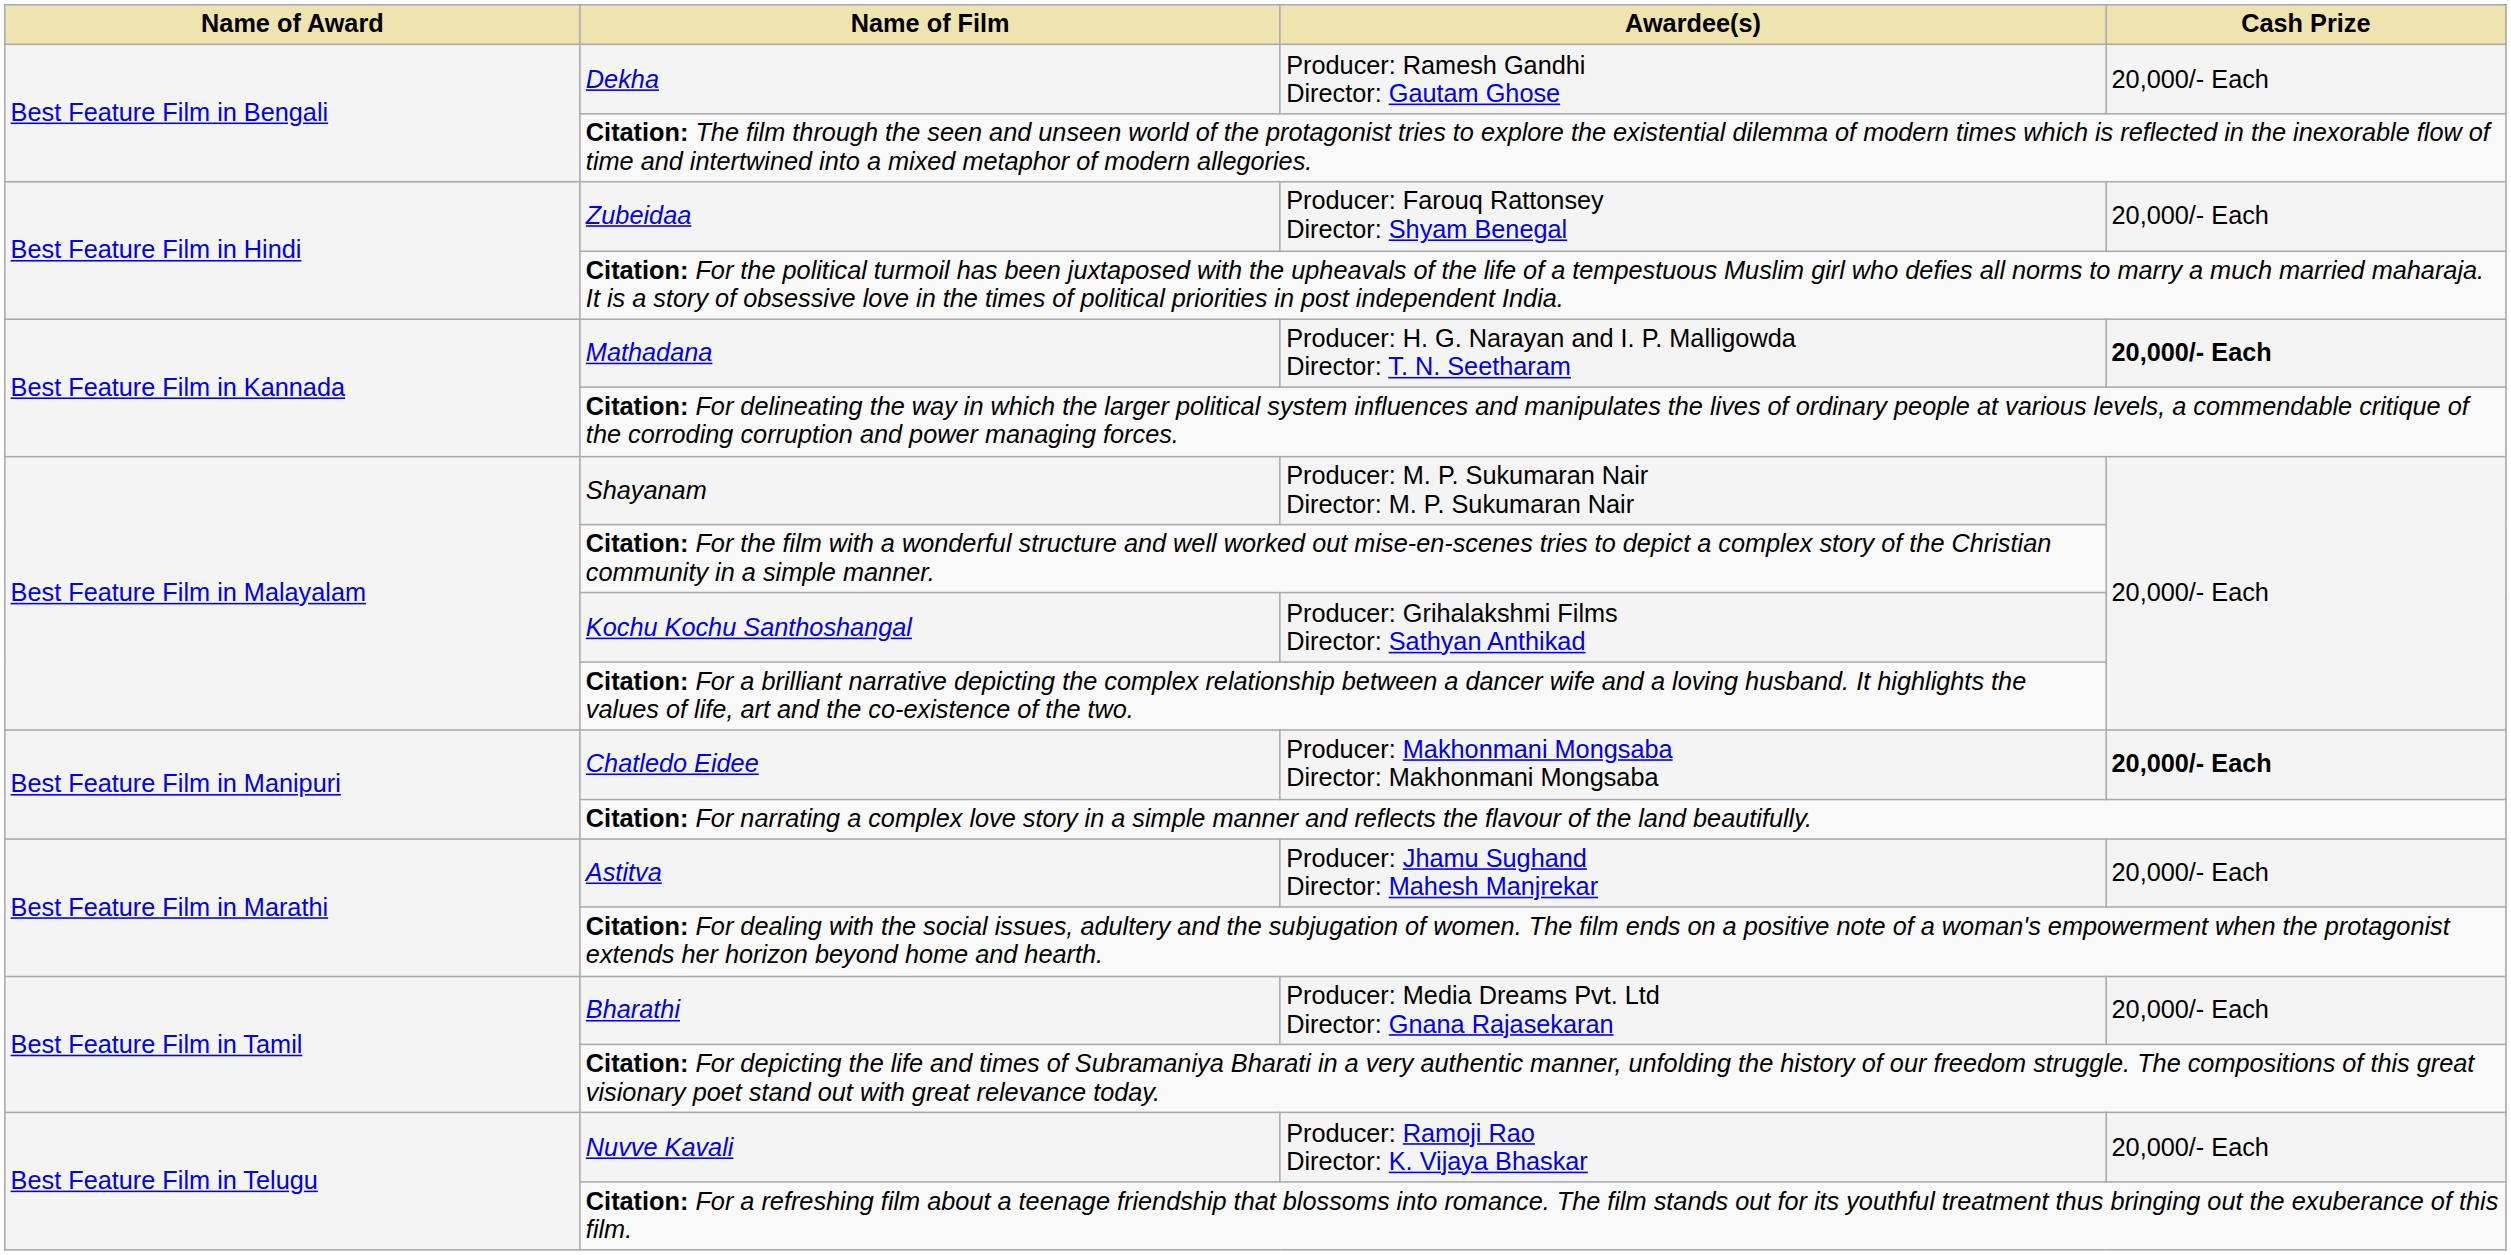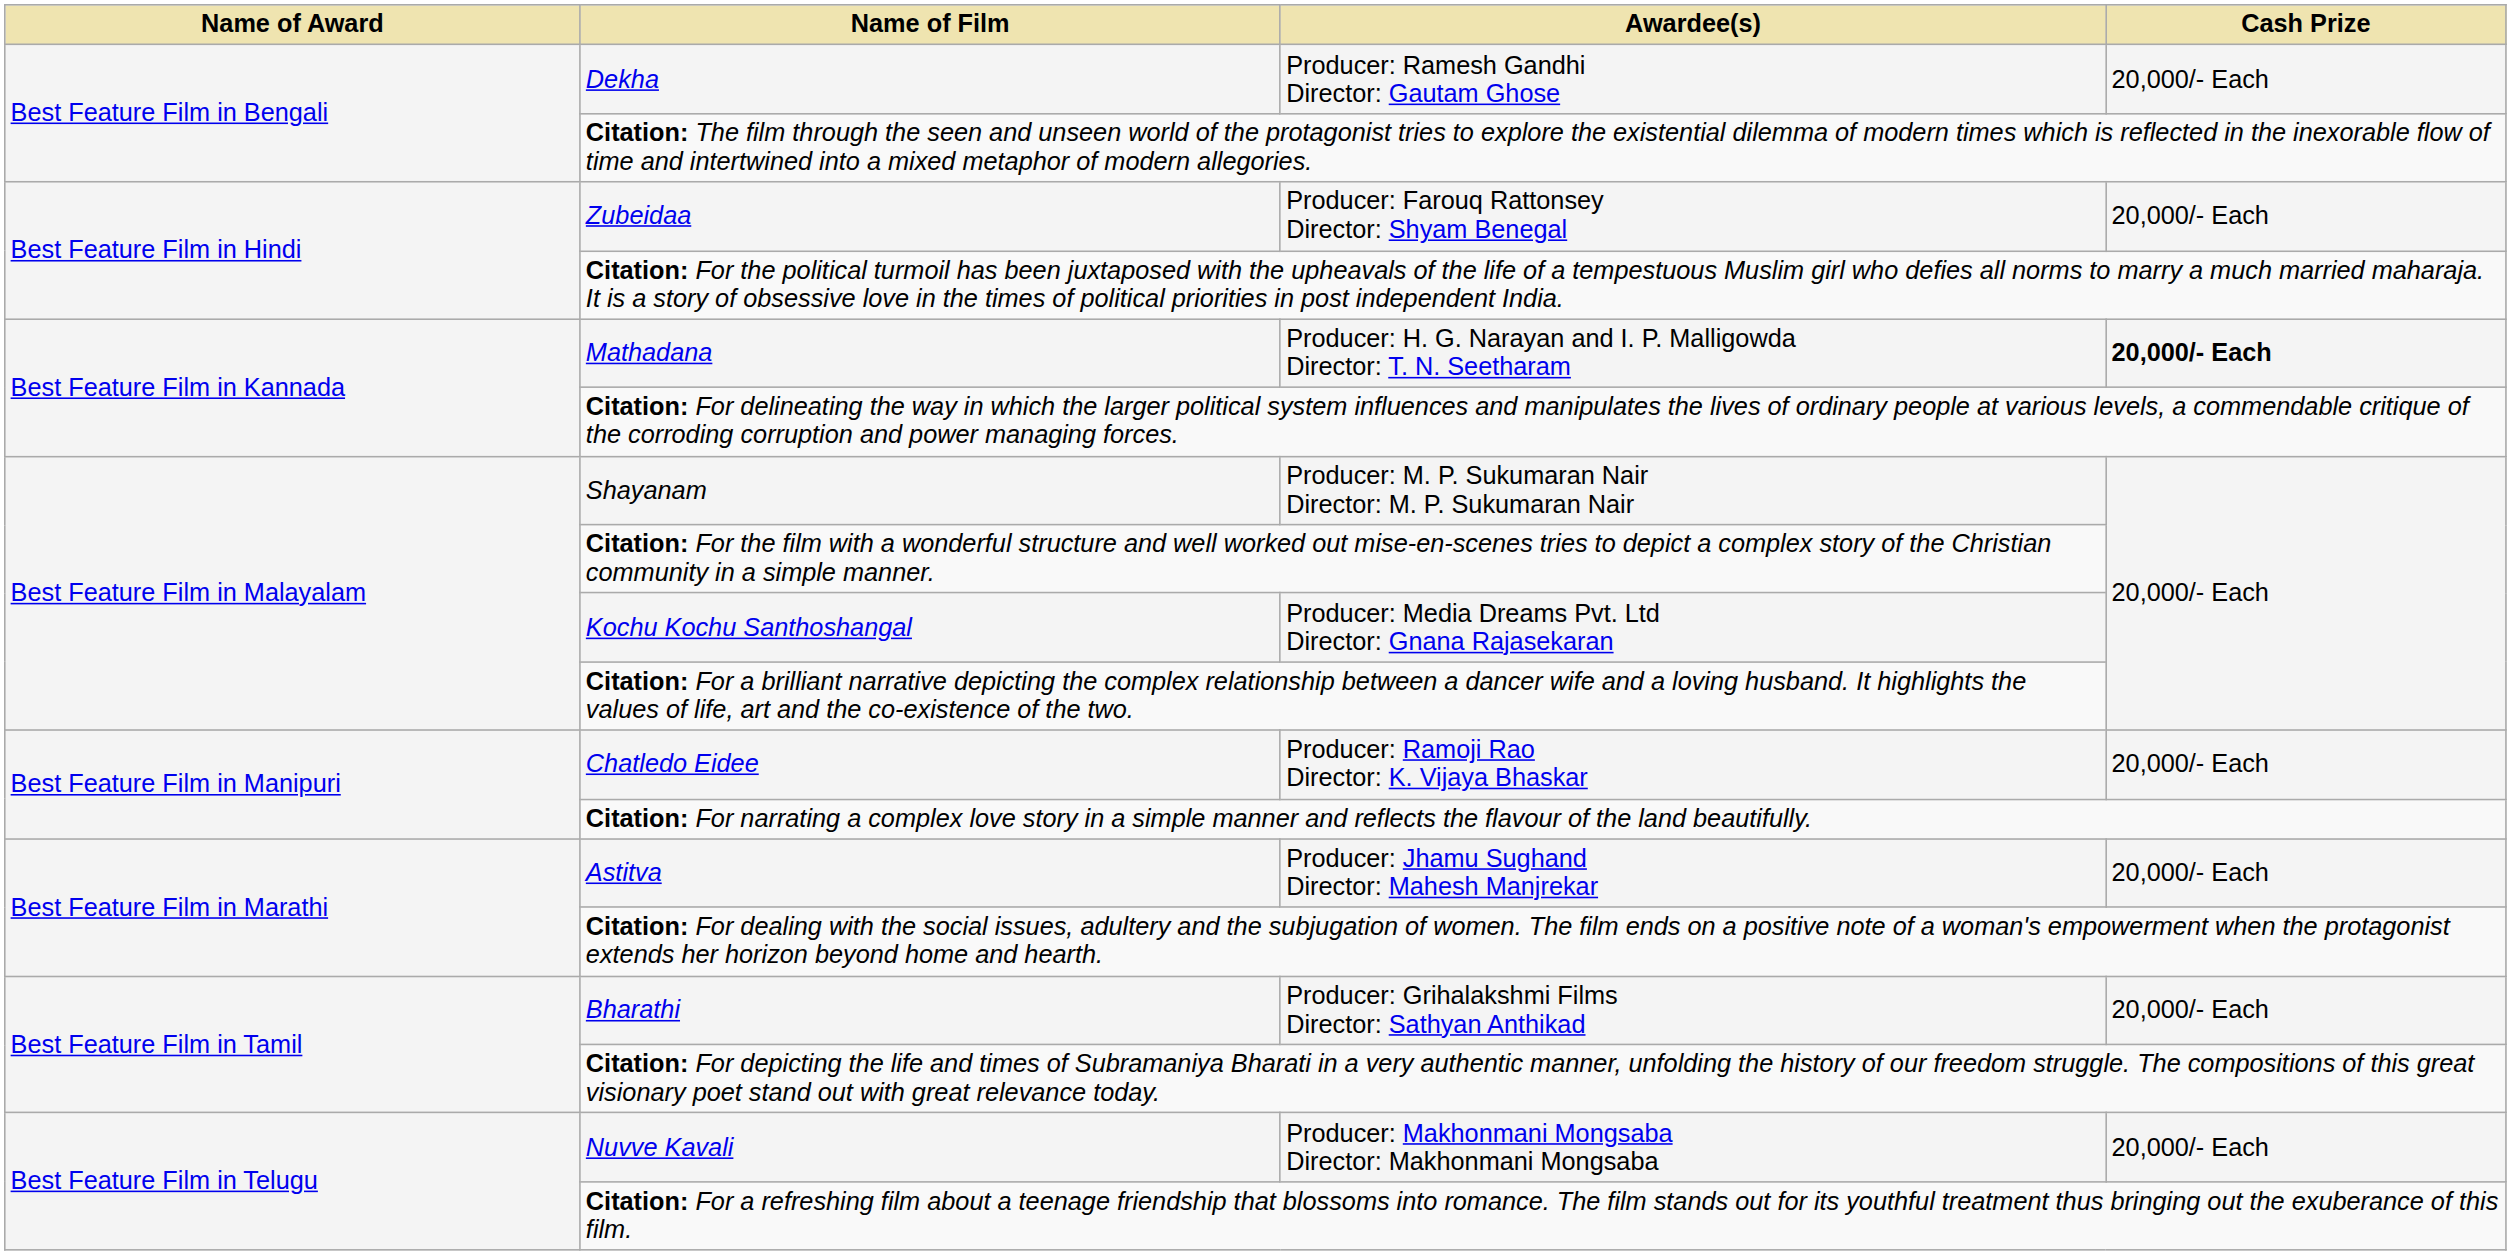(1452, 627) Producer: Grihalakshmi Films Director: Sathyan Anthikad -> (1473, 627) Producer: Media Dreams Pvt. Ltd Director: Gnana Rajasekaran
(1479, 764) Producer: Makhonmani Mongsaba Director: Makhonmani Mongsaba -> (1437, 764) Producer: Ramoji Rao Director: K. Vijaya Bhaskar
(2192, 764) bold -> (2190, 764) normal
(1473, 1009) Producer: Media Dreams Pvt. Ltd Director: Gnana Rajasekaran -> (1452, 1009) Producer: Grihalakshmi Films Director: Sathyan Anthikad
(1437, 1146) Producer: Ramoji Rao Director: K. Vijaya Bhaskar -> (1479, 1146) Producer: Makhonmani Mongsaba Director: Makhonmani Mongsaba
